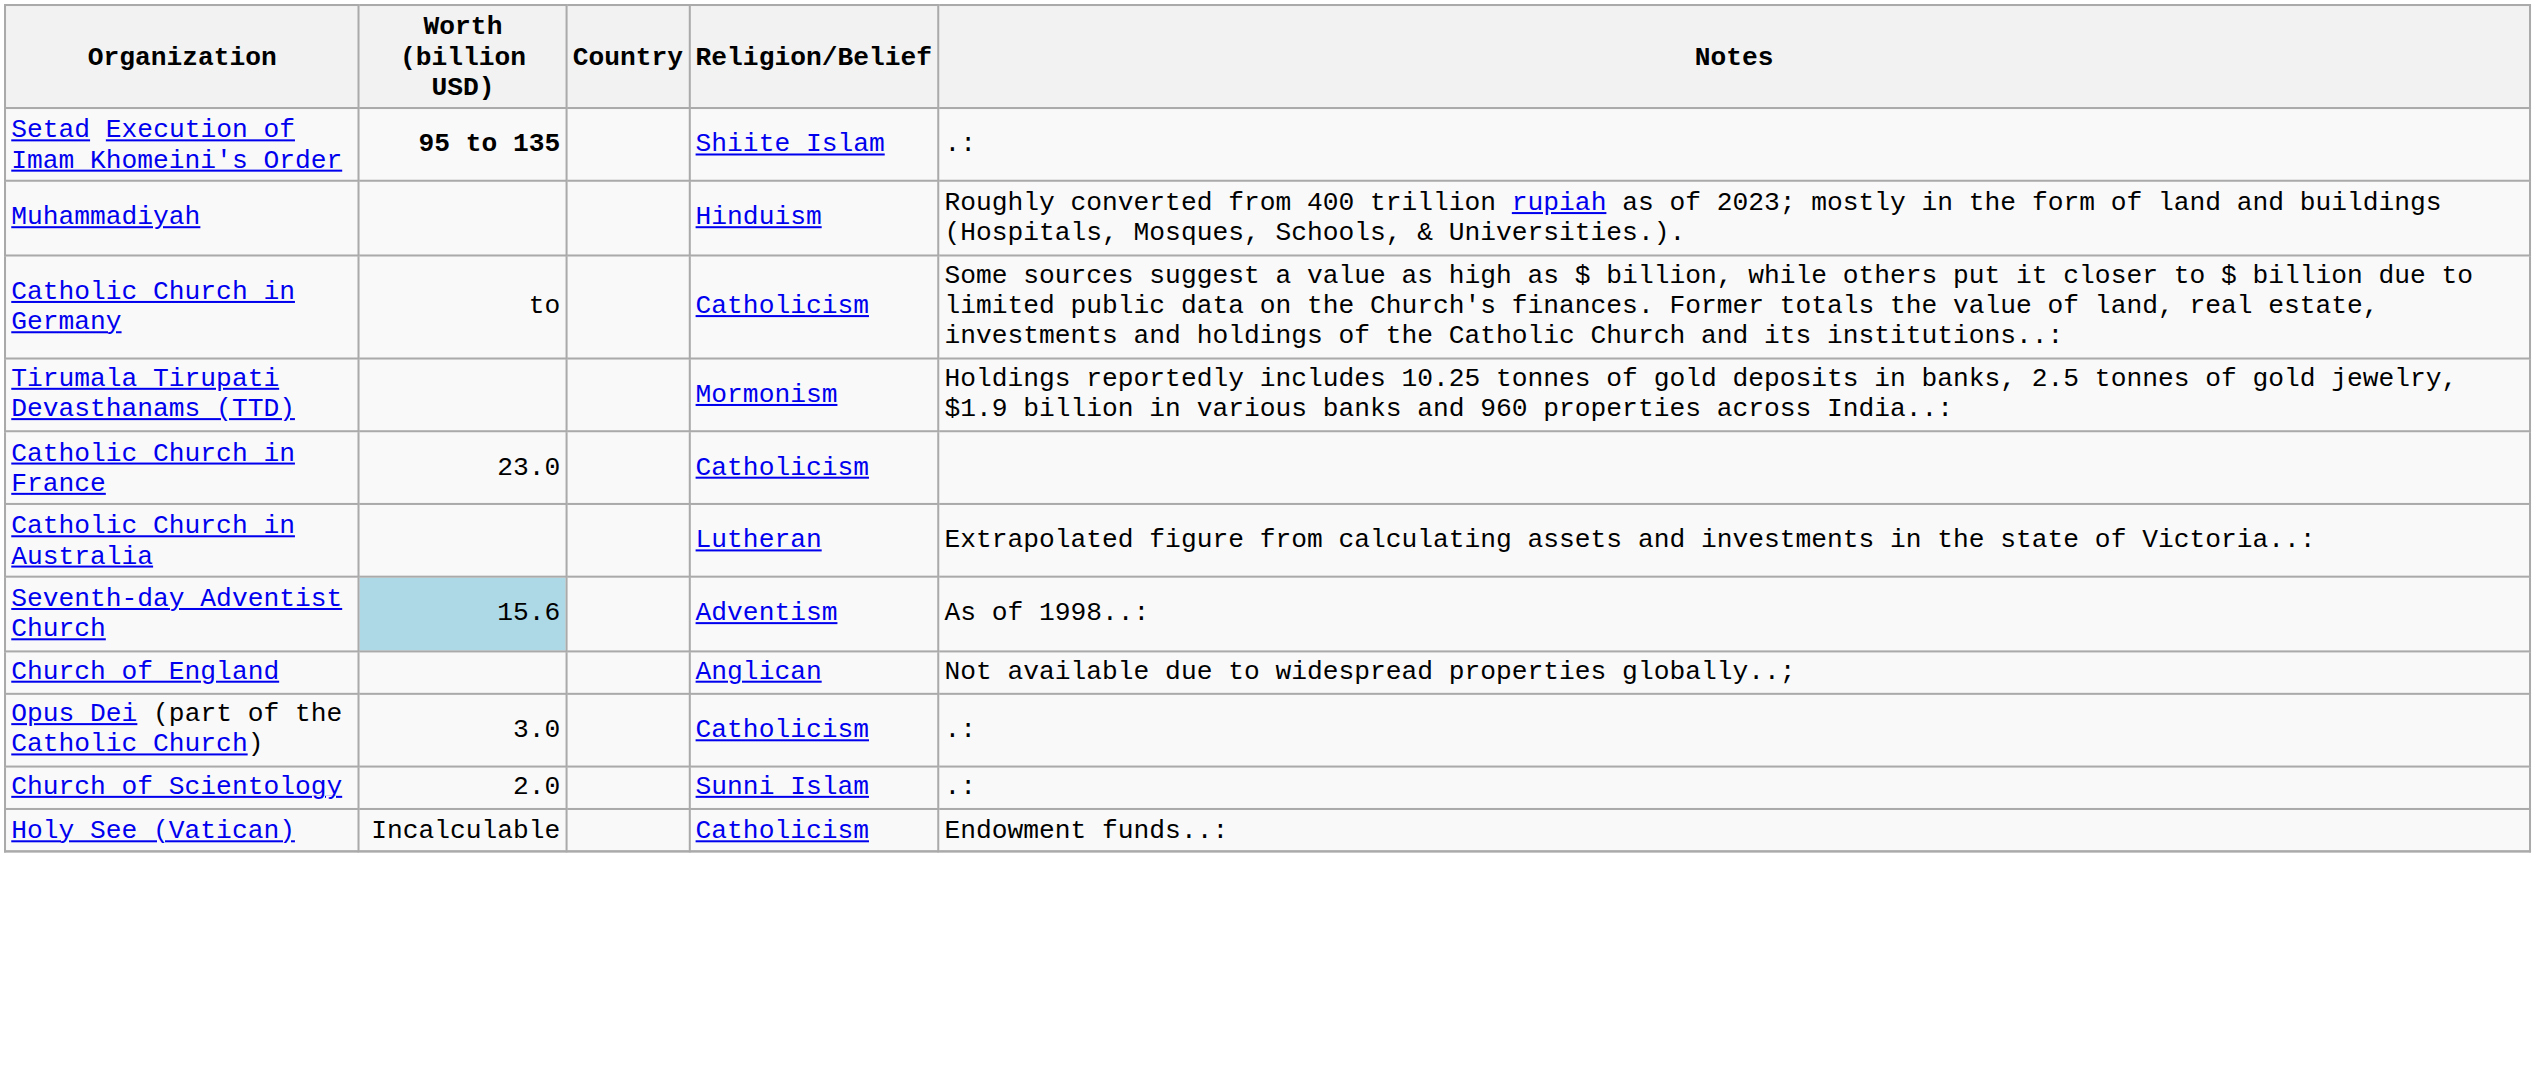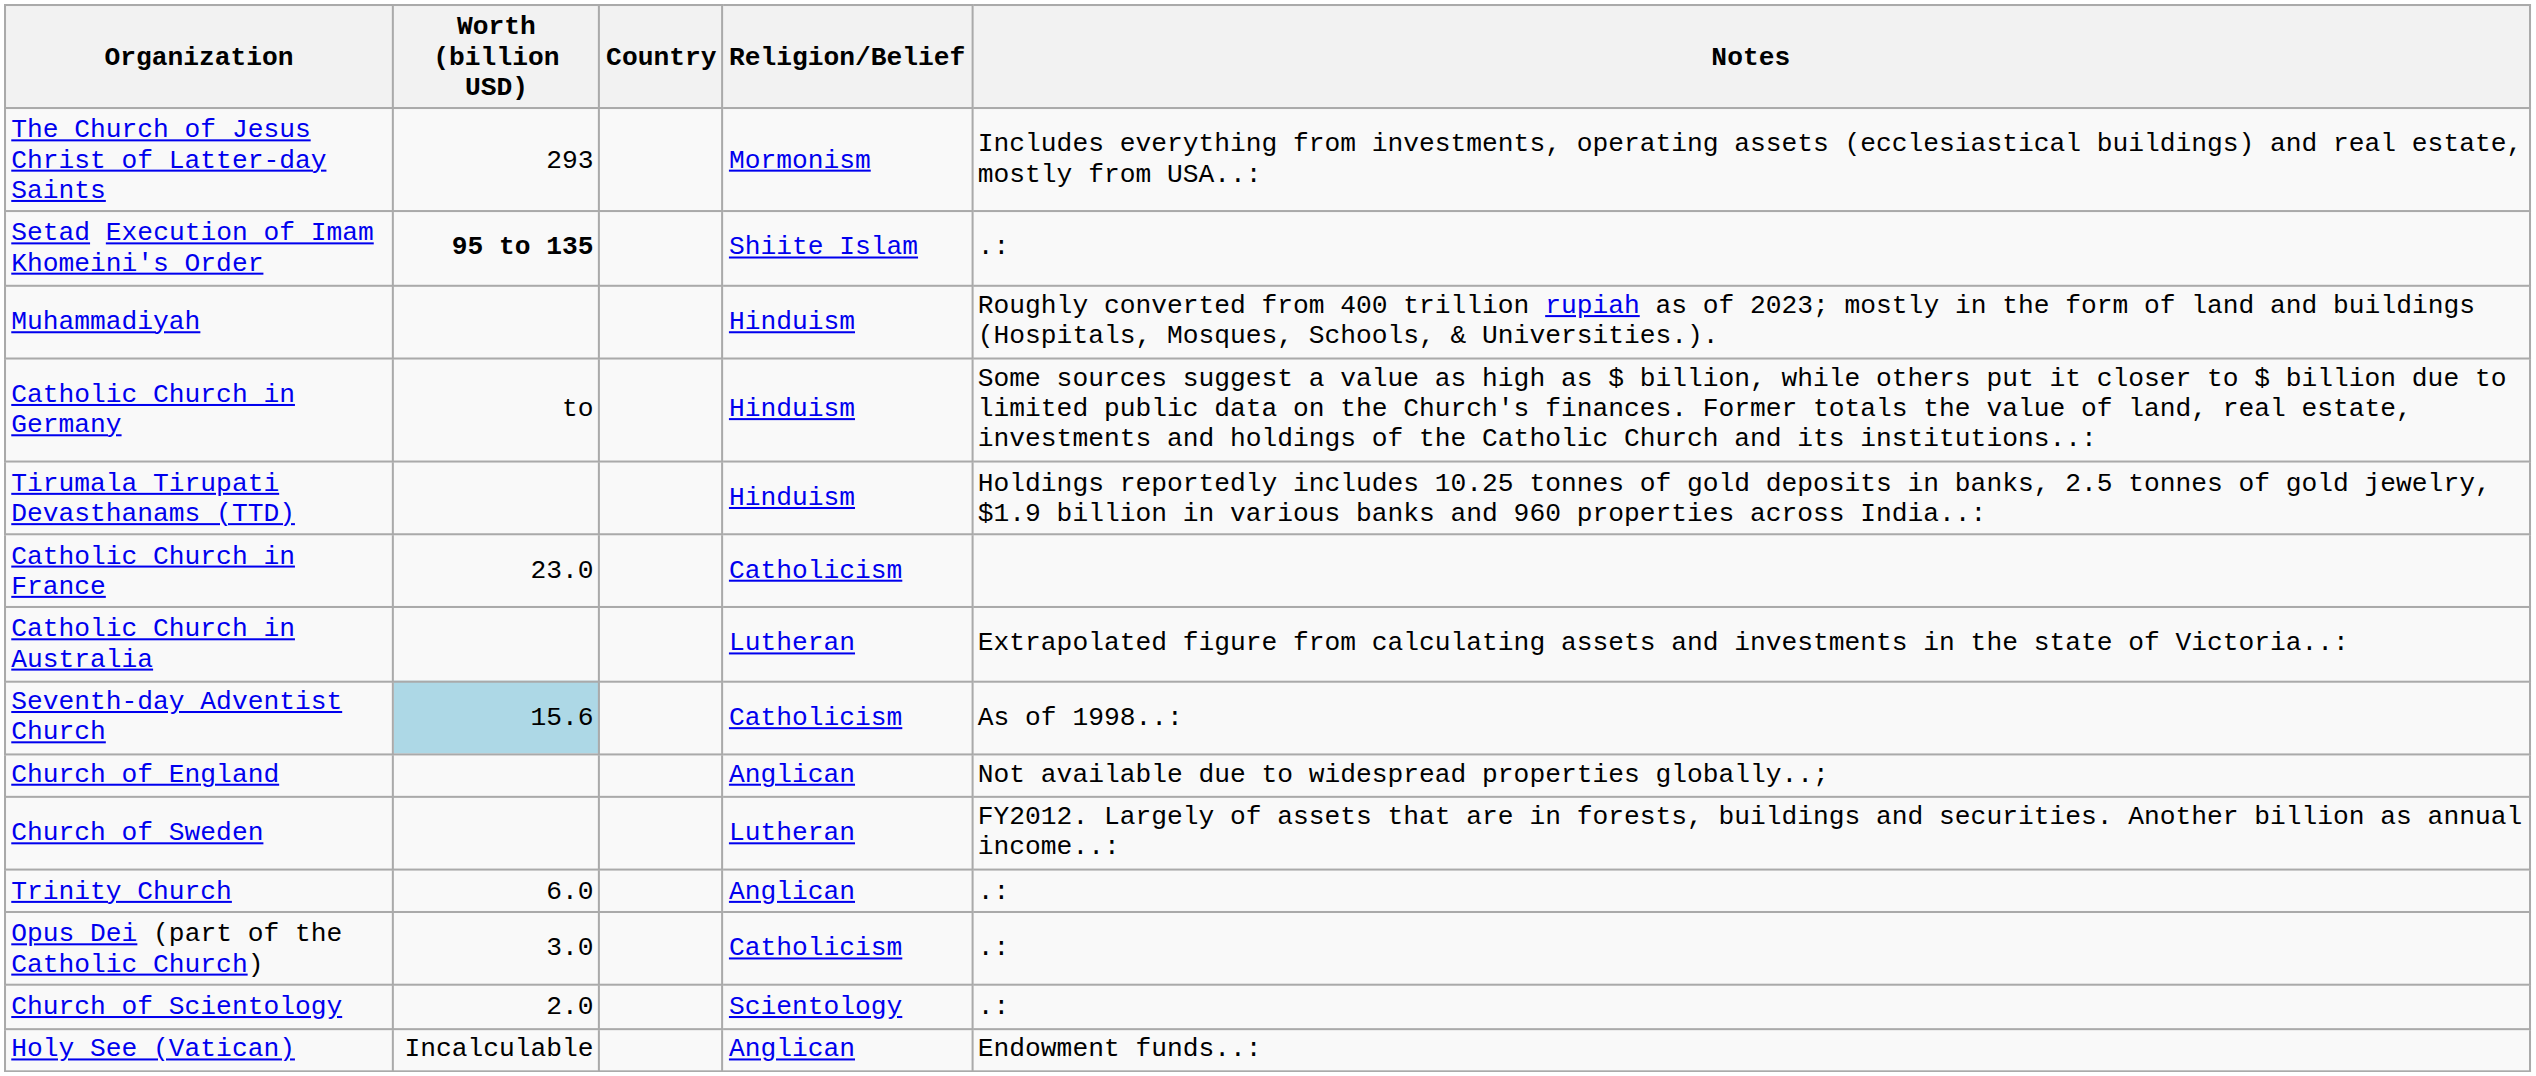+ row: (169, 160)
(782, 306) Catholicism -> (792, 410) Hinduism
(767, 395) Mormonism -> (792, 498) Hinduism
(767, 614) Adventism -> (816, 717) Catholicism
+ row: (137, 833)
+ row: (122, 891)
(782, 788) Sunni Islam -> (816, 1007) Scientology
(782, 830) Catholicism -> (792, 1050) Anglican
